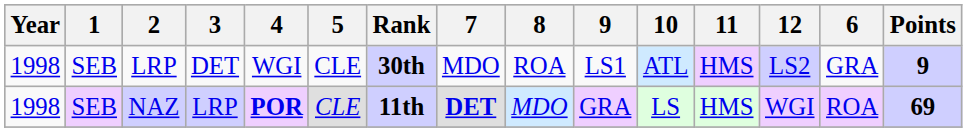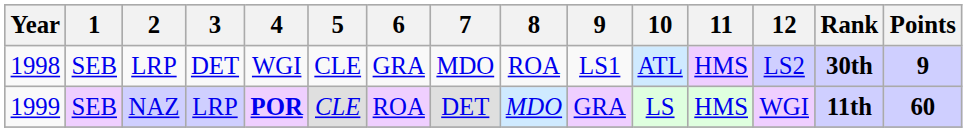columns swapped: (852, 25) <-> (402, 25)
(35, 106) 1998 -> (35, 106) 1999
(471, 106) bold -> (465, 106) normal
(923, 106) 69 -> (923, 106) 60
